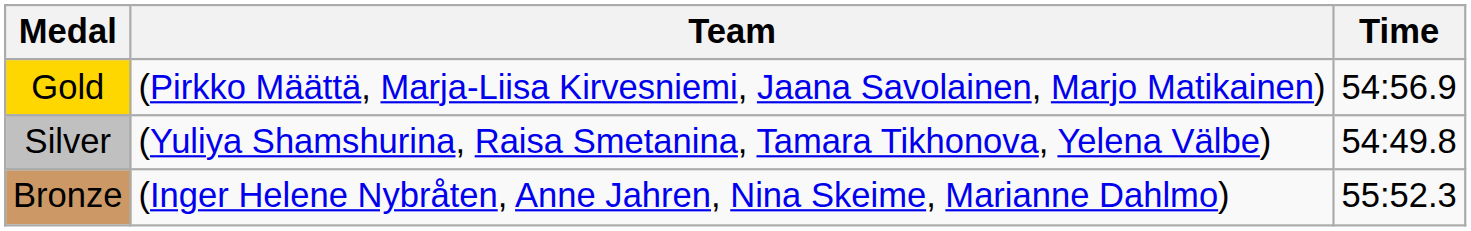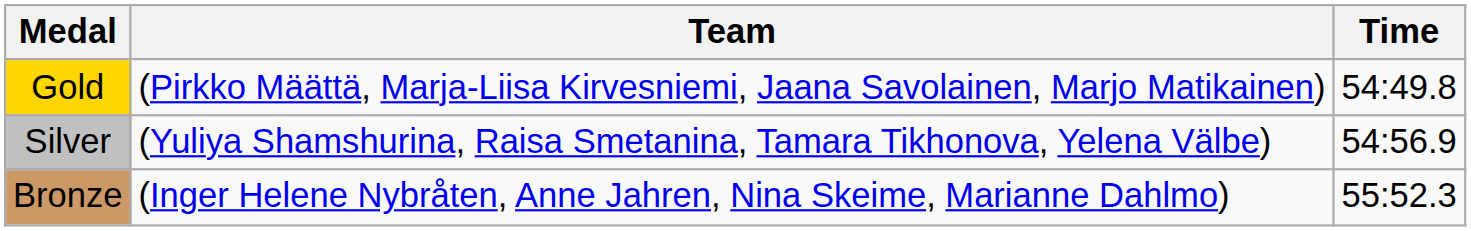(1399, 86) 54:56.9 -> (1399, 86) 54:49.8
(1399, 141) 54:49.8 -> (1399, 141) 54:56.9
